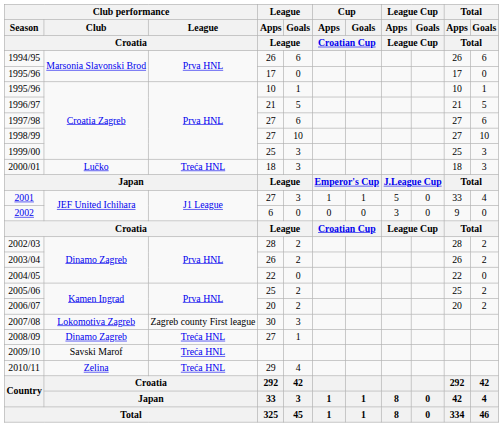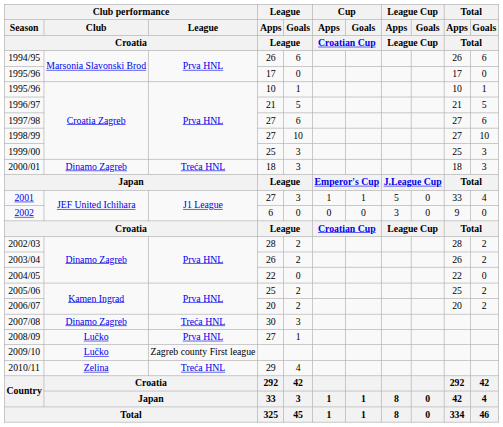(96, 167) Lučko -> (96, 167) Dinamo Zagreb
(96, 321) Lokomotiva Zagreb -> (96, 321) Dinamo Zagreb
(203, 321) Zagreb county First league -> (203, 321) Treća HNL
(96, 337) Dinamo Zagreb -> (96, 337) Lučko
(203, 337) Treća HNL -> (203, 337) Prva HNL
(96, 352) Savski Marof -> (96, 352) Lučko
(203, 352) Treća HNL -> (203, 352) Zagreb county First league
